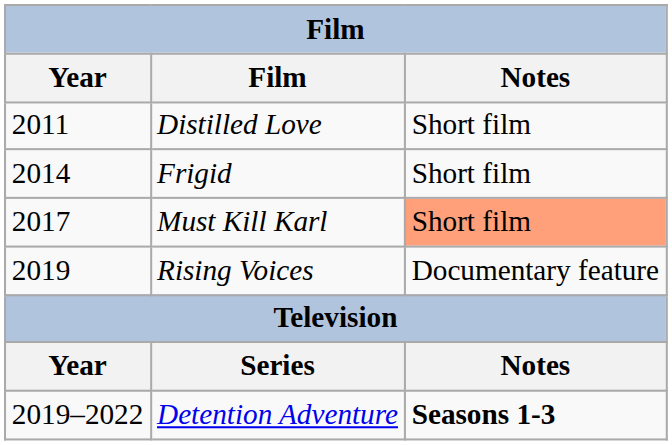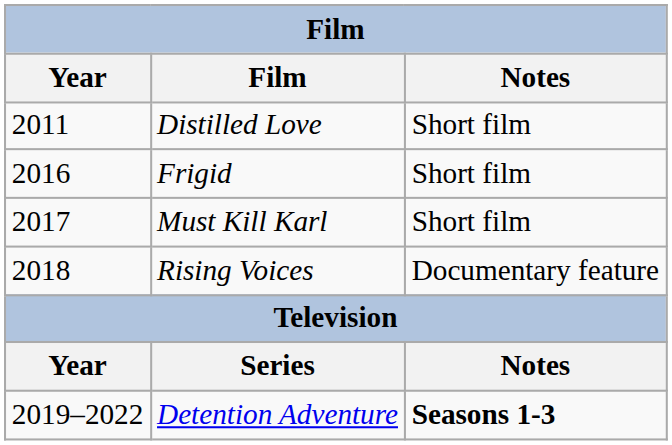(41, 173) 2014 -> (41, 173) 2016
(471, 221) lightsalmon background -> (471, 221) no background
(41, 270) 2019 -> (41, 270) 2018
